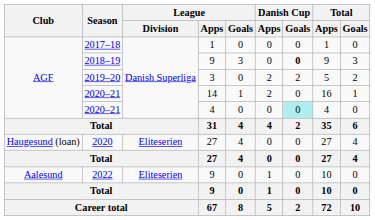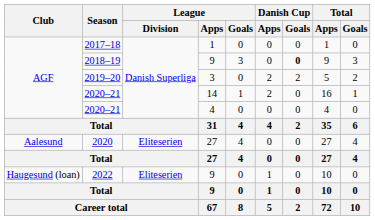(298, 110) paleturquoise background -> (298, 110) no background
(43, 142) Haugesund (loan) -> (43, 142) Aalesund
(43, 175) Aalesund -> (43, 175) Haugesund (loan)
